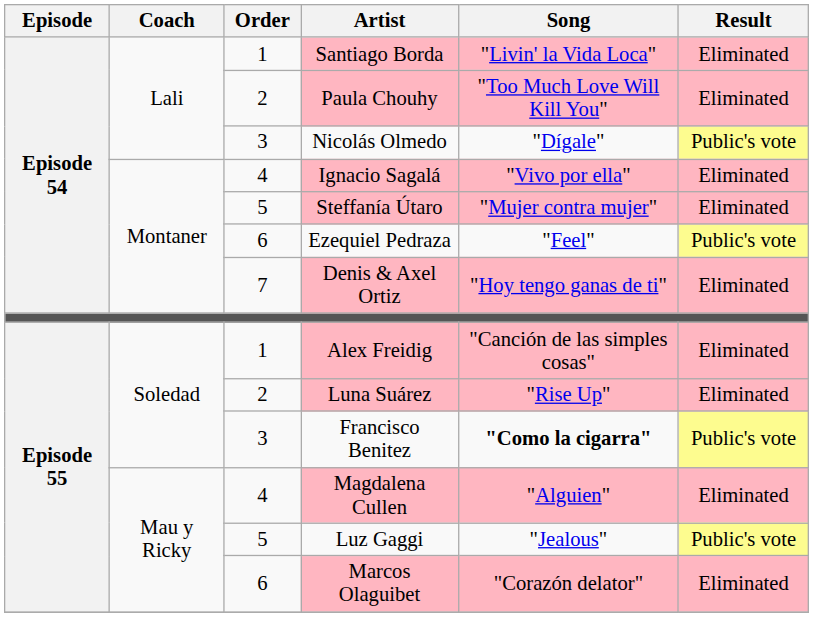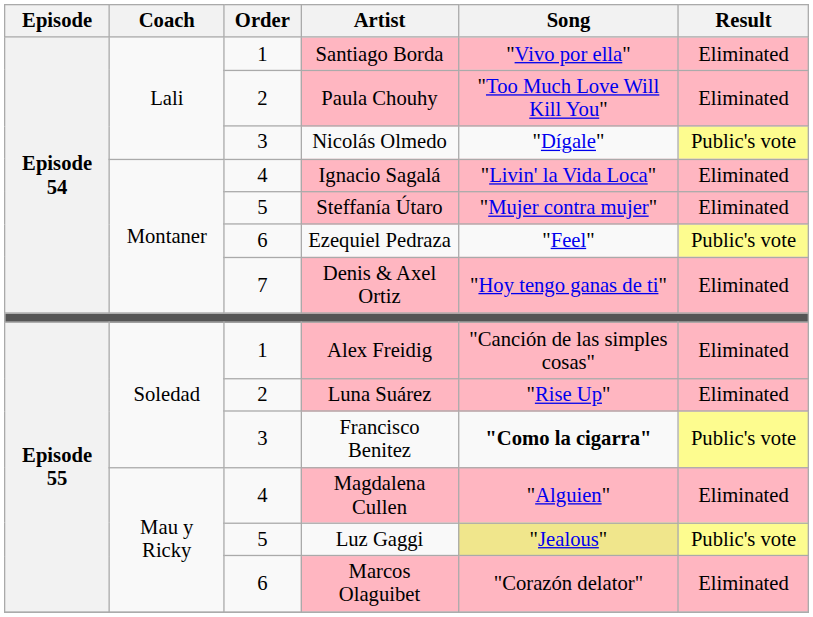(568, 53) "Livin' la Vida Loca" -> (568, 53) "Vivo por ella"
(568, 175) "Vivo por ella" -> (568, 175) "Livin' la Vida Loca"
(568, 539) no background -> (568, 539) khaki background
